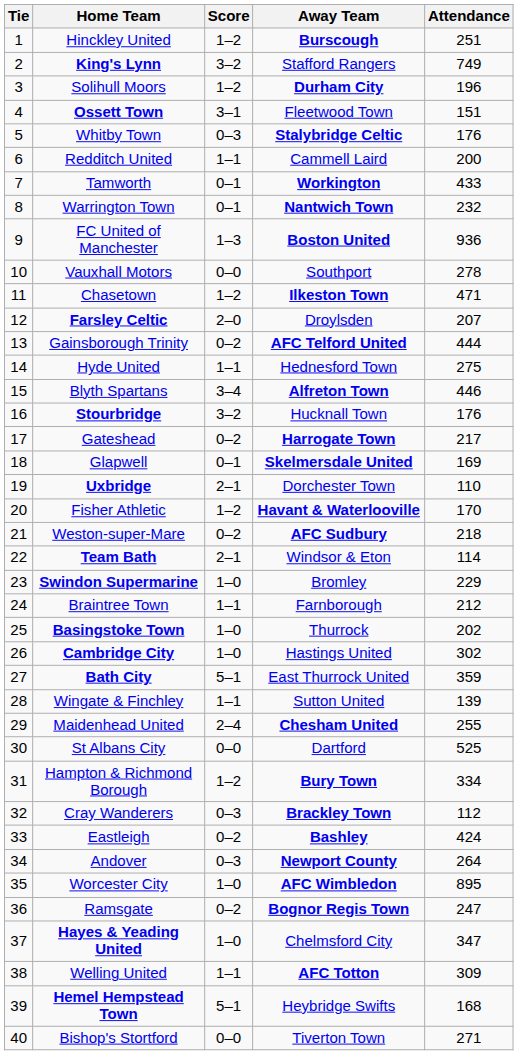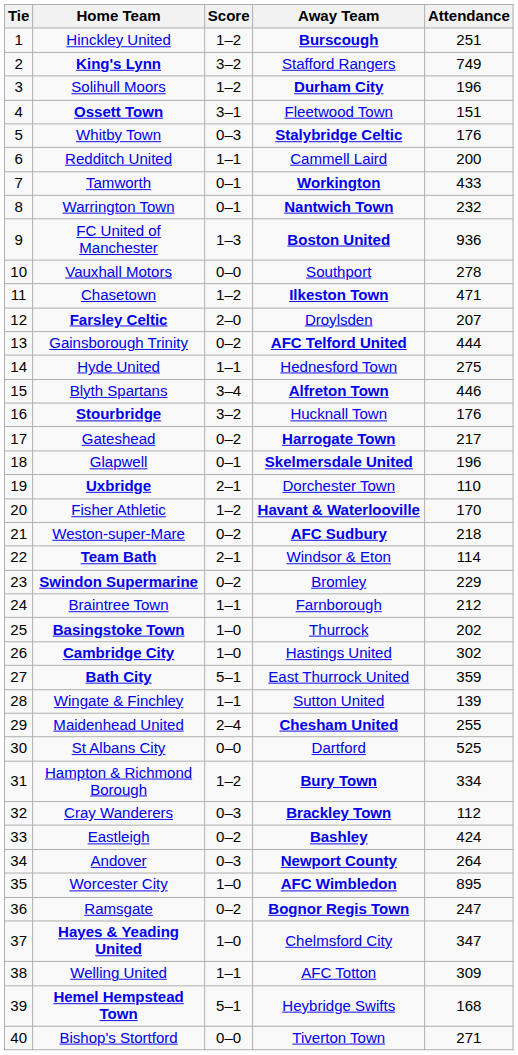(469, 462) 169 -> (469, 462) 196
(229, 581) 1–0 -> (229, 581) 0–2
(339, 973) bold -> (339, 973) normal
